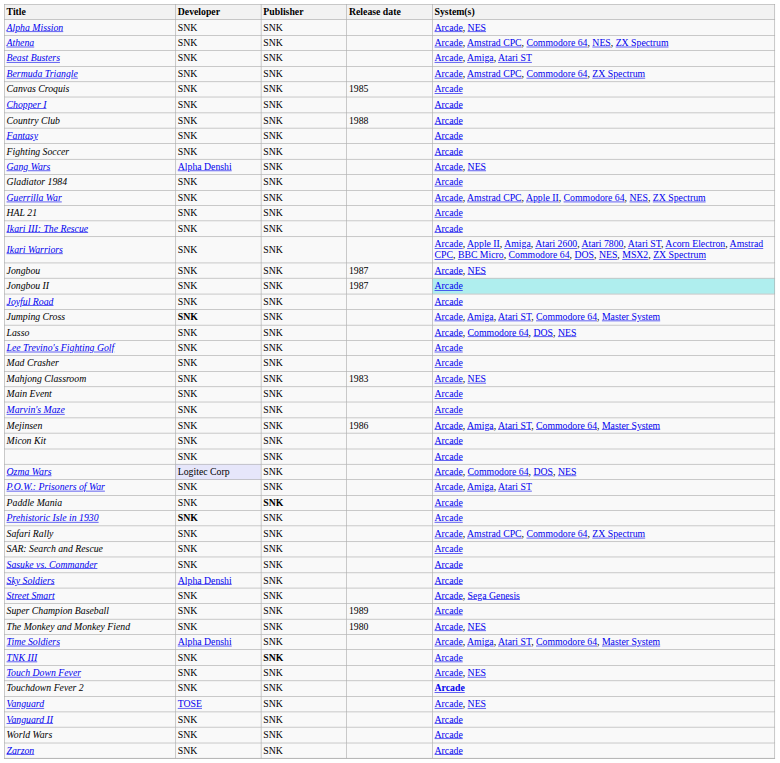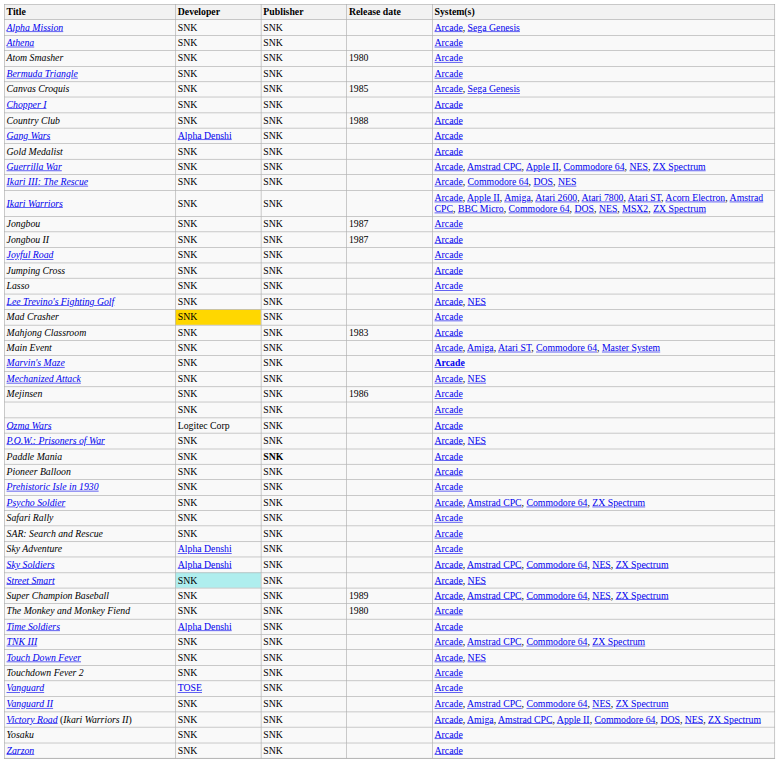(460, 27) Arcade, NES -> (477, 27) Arcade, Sega Genesis
(552, 43) Arcade, Amstrad CPC, Commodore 64, NES, ZX Spectrum -> (449, 43) Arcade
+ row: (35, 58)
- row: (33, 58)
(540, 74) Arcade, Amstrad CPC, Commodore 64, ZX Spectrum -> (449, 74) Arcade
(449, 89) Arcade -> (477, 89) Arcade, Sega Genesis
- row: (22, 136)
- row: (38, 151)
(460, 167) Arcade, NES -> (449, 136) Arcade
- row: (37, 182)
+ row: (35, 151)
- row: (22, 213)
(449, 228) Arcade -> (505, 182) Arcade, Commodore 64, DOS, NES
(460, 270) Arcade, NES -> (449, 224) Arcade
(449, 286) paleturquoise background -> (449, 239) no background
(188, 317) bold -> (188, 270) normal
(547, 317) Arcade, Amiga, Atari ST, Commodore 64, Master System -> (449, 270) Arcade
(505, 332) Arcade, Commodore 64, DOS, NES -> (449, 286) Arcade
(449, 348) Arcade -> (460, 301) Arcade, NES
(188, 363) no background -> (188, 317) gold background
(460, 379) Arcade, NES -> (449, 332) Arcade
(449, 394) Arcade -> (547, 348) Arcade, Amiga, Atari ST, Commodore 64, Master System
(449, 410) normal -> (450, 363) bold
+ row: (44, 379)
(547, 425) Arcade, Amiga, Atari ST, Commodore 64, Master System -> (449, 394) Arcade
- row: (26, 441)
(204, 472) lavender background -> (204, 425) no background
(505, 472) Arcade, Commodore 64, DOS, NES -> (449, 425) Arcade
(483, 487) Arcade, Amiga, Atari ST -> (460, 441) Arcade, NES
+ row: (39, 472)
(188, 518) bold -> (188, 487) normal
+ row: (36, 503)
(540, 534) Arcade, Amstrad CPC, Commodore 64, ZX Spectrum -> (449, 518) Arcade
- row: (52, 564)
+ row: (34, 549)
(449, 580) Arcade -> (552, 564) Arcade, Amstrad CPC, Commodore 64, NES, ZX Spectrum
(188, 595) no background -> (188, 580) paleturquoise background
(477, 595) Arcade, Sega Genesis -> (460, 580) Arcade, NES
(449, 611) Arcade -> (552, 595) Arcade, Amstrad CPC, Commodore 64, NES, ZX Spectrum
(460, 626) Arcade, NES -> (449, 611) Arcade
(547, 642) Arcade, Amiga, Atari ST, Commodore 64, Master System -> (449, 626) Arcade
(273, 657) bold -> (273, 642) normal
(449, 657) Arcade -> (540, 642) Arcade, Amstrad CPC, Commodore 64, ZX Spectrum
(450, 688) bold -> (449, 673) normal
(460, 704) Arcade, NES -> (449, 688) Arcade
(449, 719) Arcade -> (552, 704) Arcade, Amstrad CPC, Commodore 64, NES, ZX Spectrum
+ row: (69, 719)
- row: (29, 735)
+ row: (20, 735)
